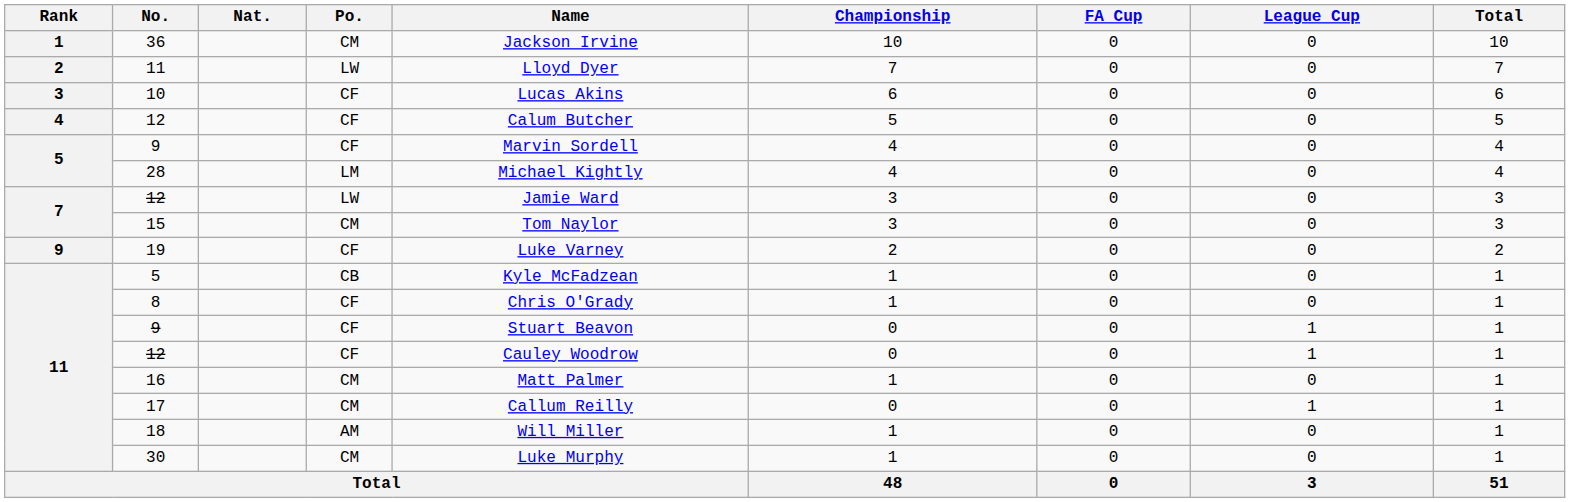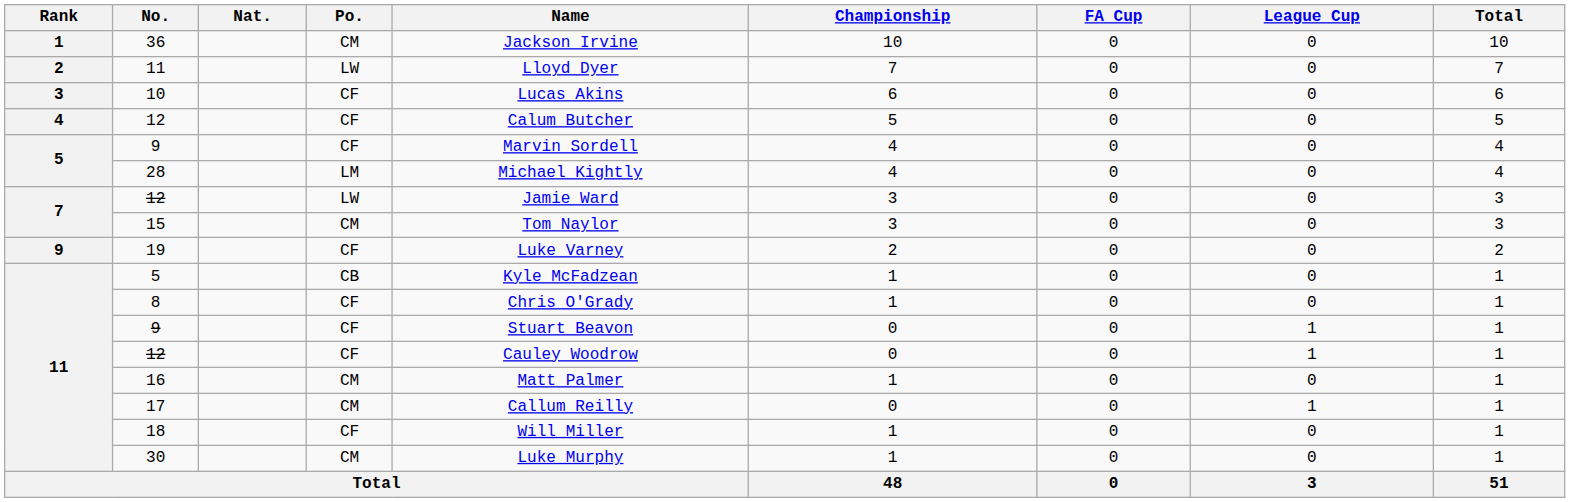(350, 433) AM -> (350, 433) CF
